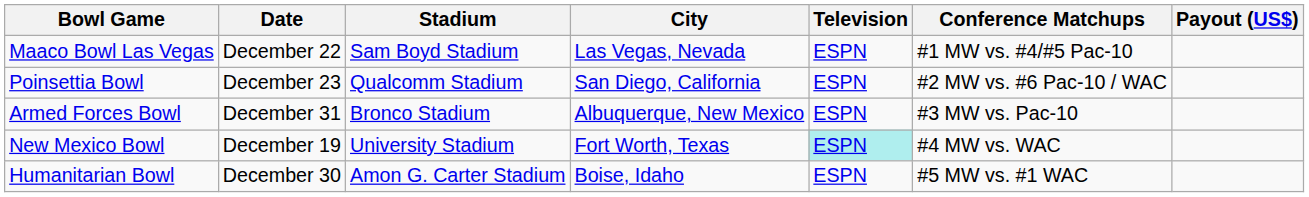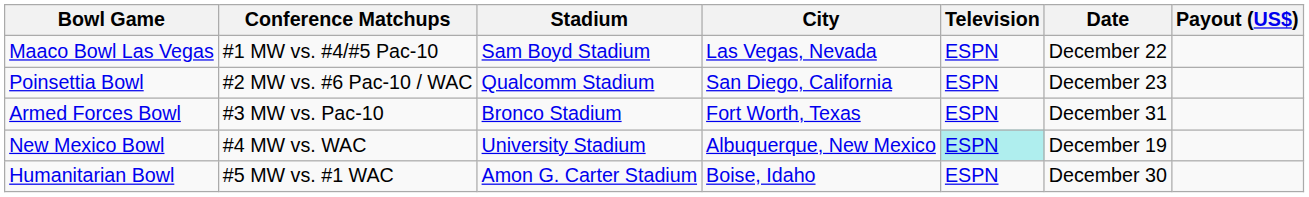columns swapped: (282, 20) <-> (1042, 20)
(689, 113) Albuquerque, New Mexico -> (783, 113) Fort Worth, Texas
(652, 144) Fort Worth, Texas -> (821, 144) Albuquerque, New Mexico
